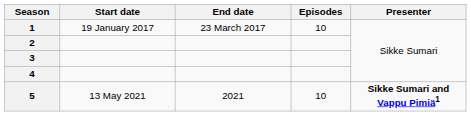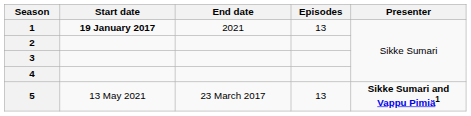(117, 27) normal -> (117, 27) bold
(233, 27) 23 March 2017 -> (233, 27) 2021
(321, 27) 10 -> (321, 27) 13
(233, 96) 2021 -> (233, 96) 23 March 2017
(321, 96) 10 -> (321, 96) 13
